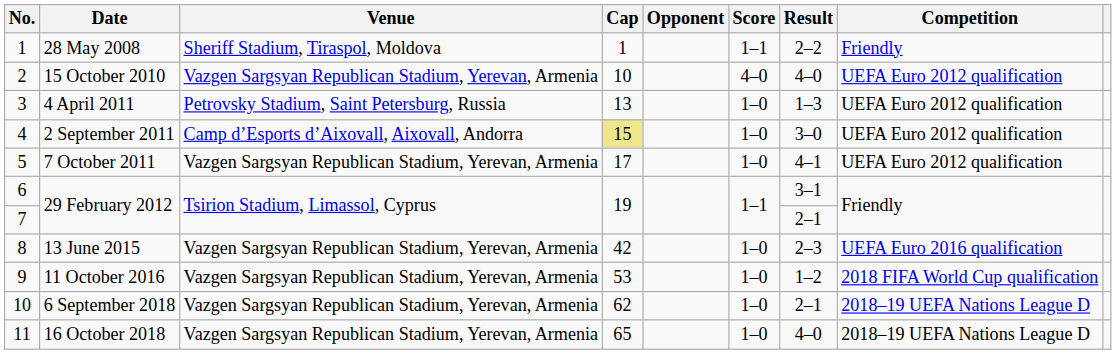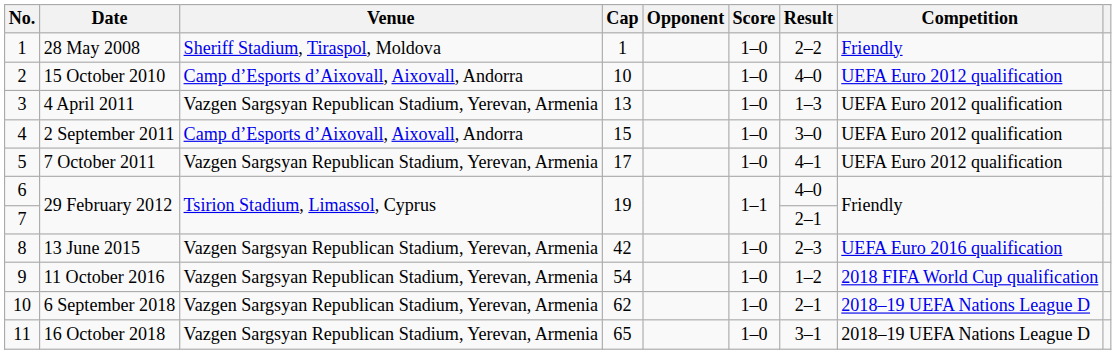(754, 47) 1–1 -> (754, 47) 1–0
(391, 76) Vazgen Sargsyan Republican Stadium, Yerevan, Armenia -> (353, 76) Camp d’Esports d’Aixovall, Aixovall, Andorra
(754, 76) 4–0 -> (754, 76) 1–0
(345, 104) Petrovsky Stadium, Saint Petersburg, Russia -> (391, 104) Vazgen Sargsyan Republican Stadium, Yerevan, Armenia
(622, 133) khaki background -> (622, 133) no background
(808, 190) 3–1 -> (808, 190) 4–0
(622, 276) 53 -> (622, 276) 54
(808, 334) 4–0 -> (808, 334) 3–1
